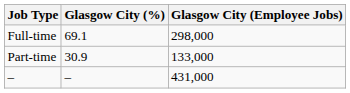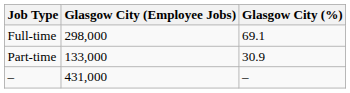columns swapped: (257, 14) <-> (115, 14)
